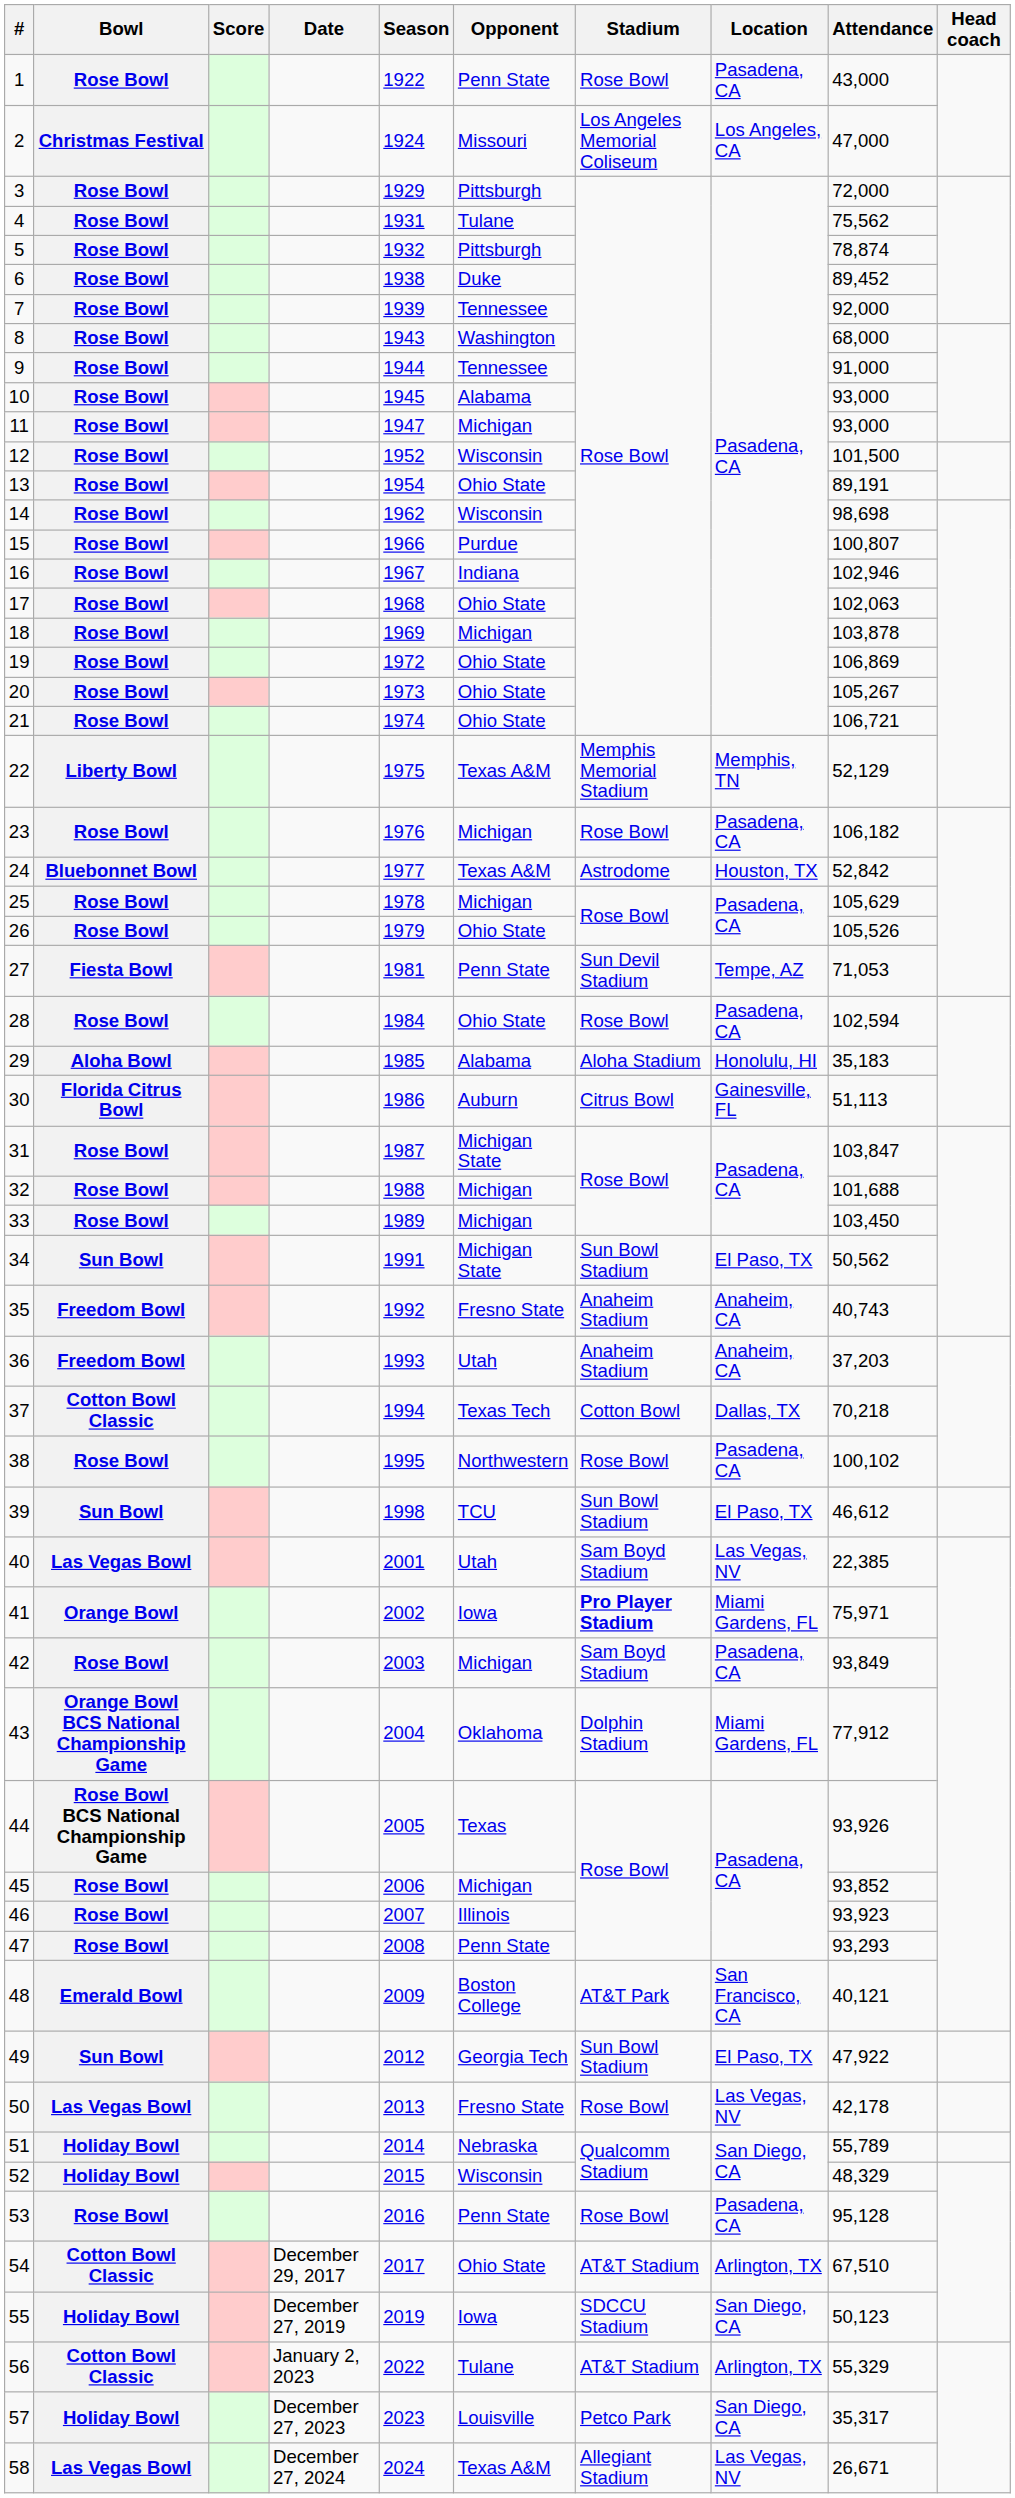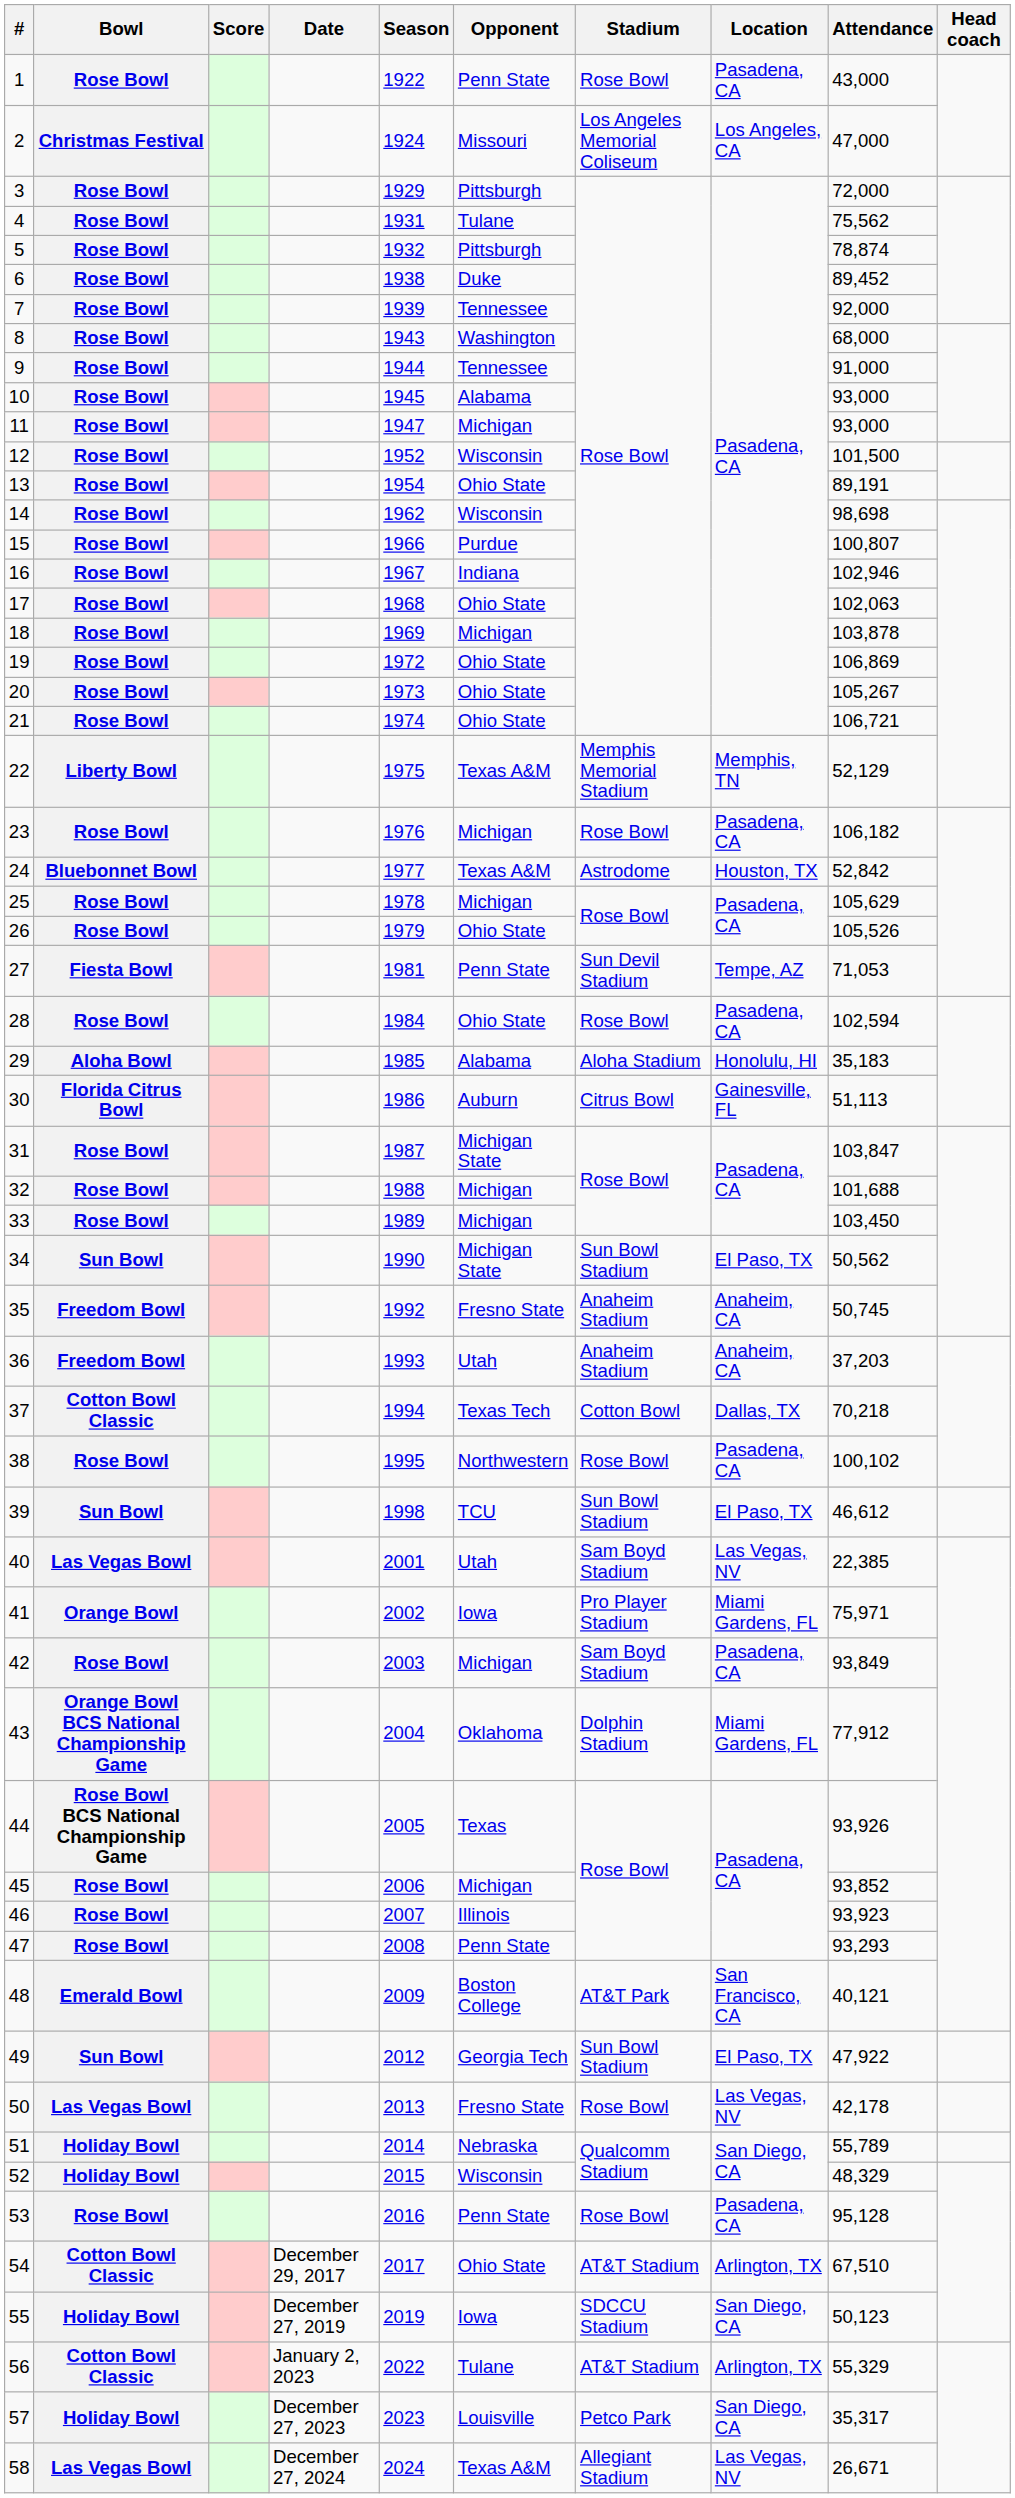(404, 1260) 1991 -> (404, 1260) 1990
(861, 1310) 40,743 -> (861, 1310) 50,745
(626, 1612) bold -> (623, 1612) normal
